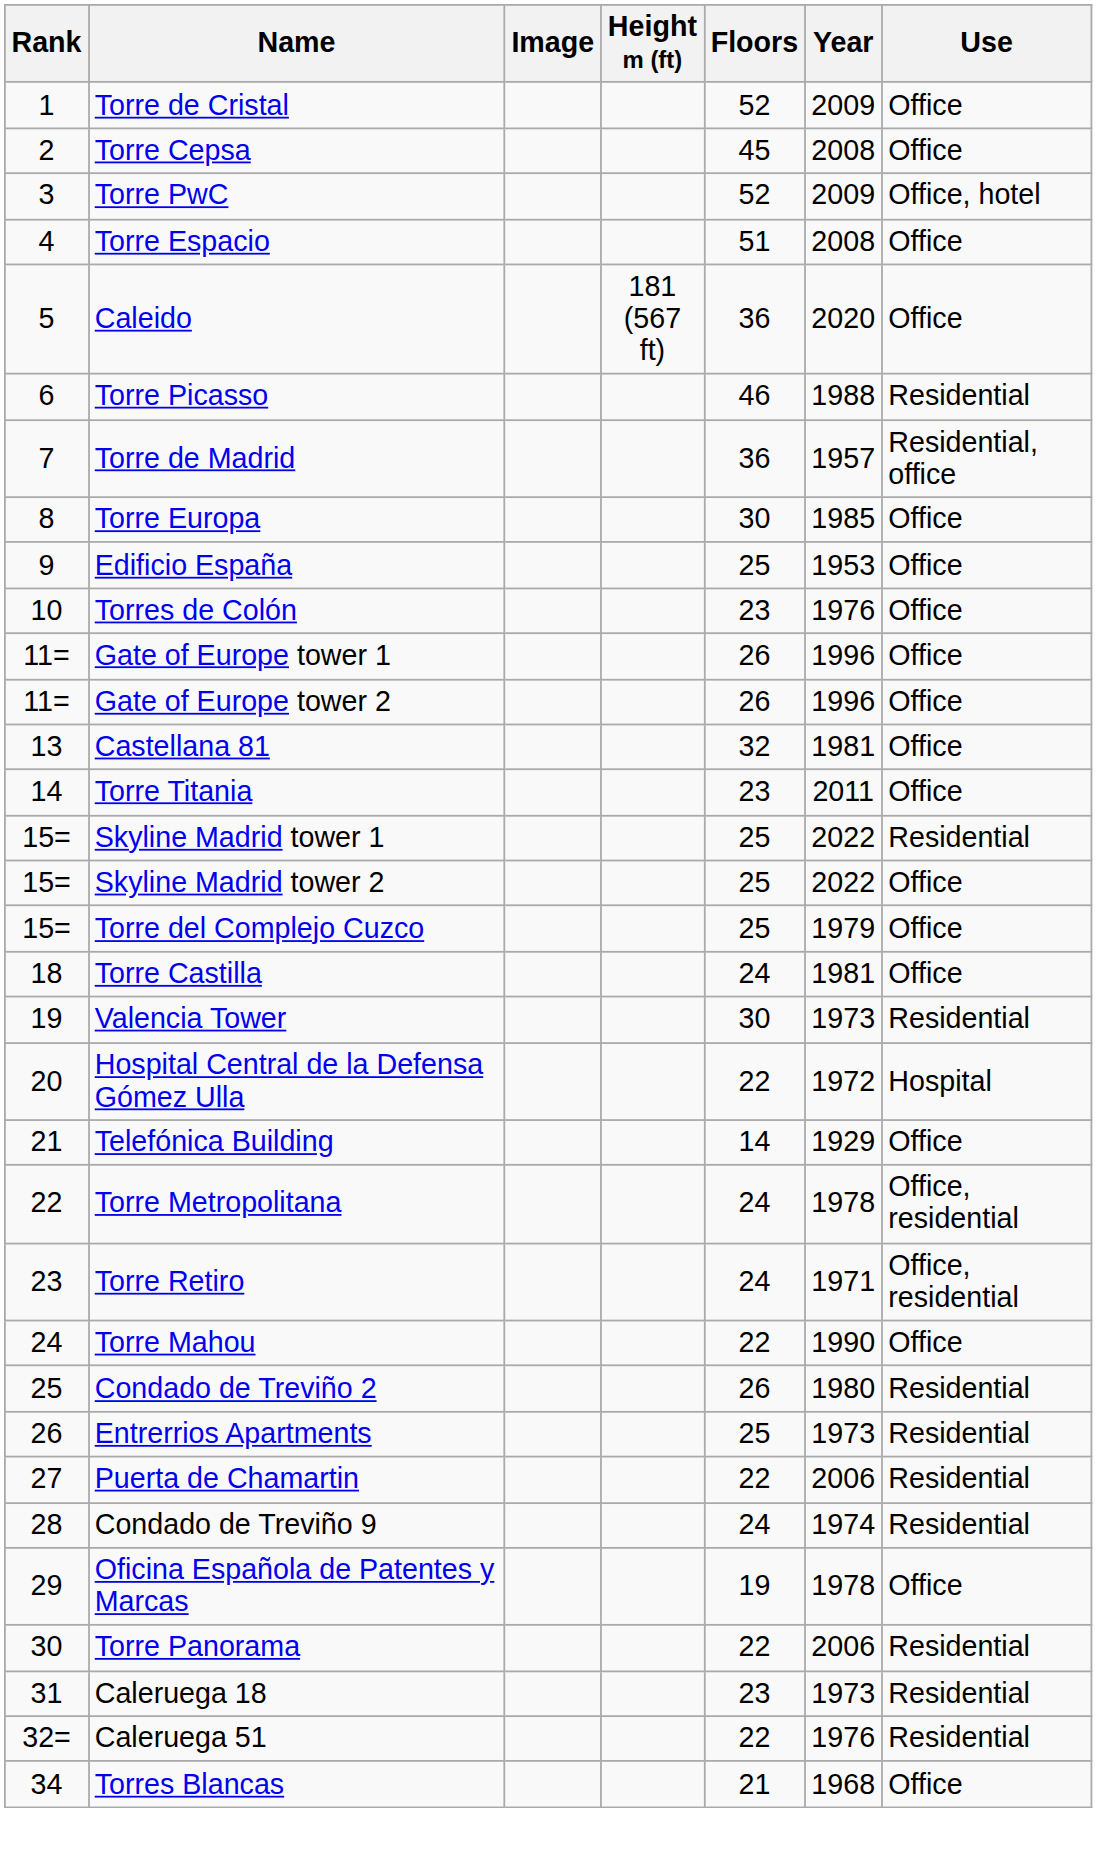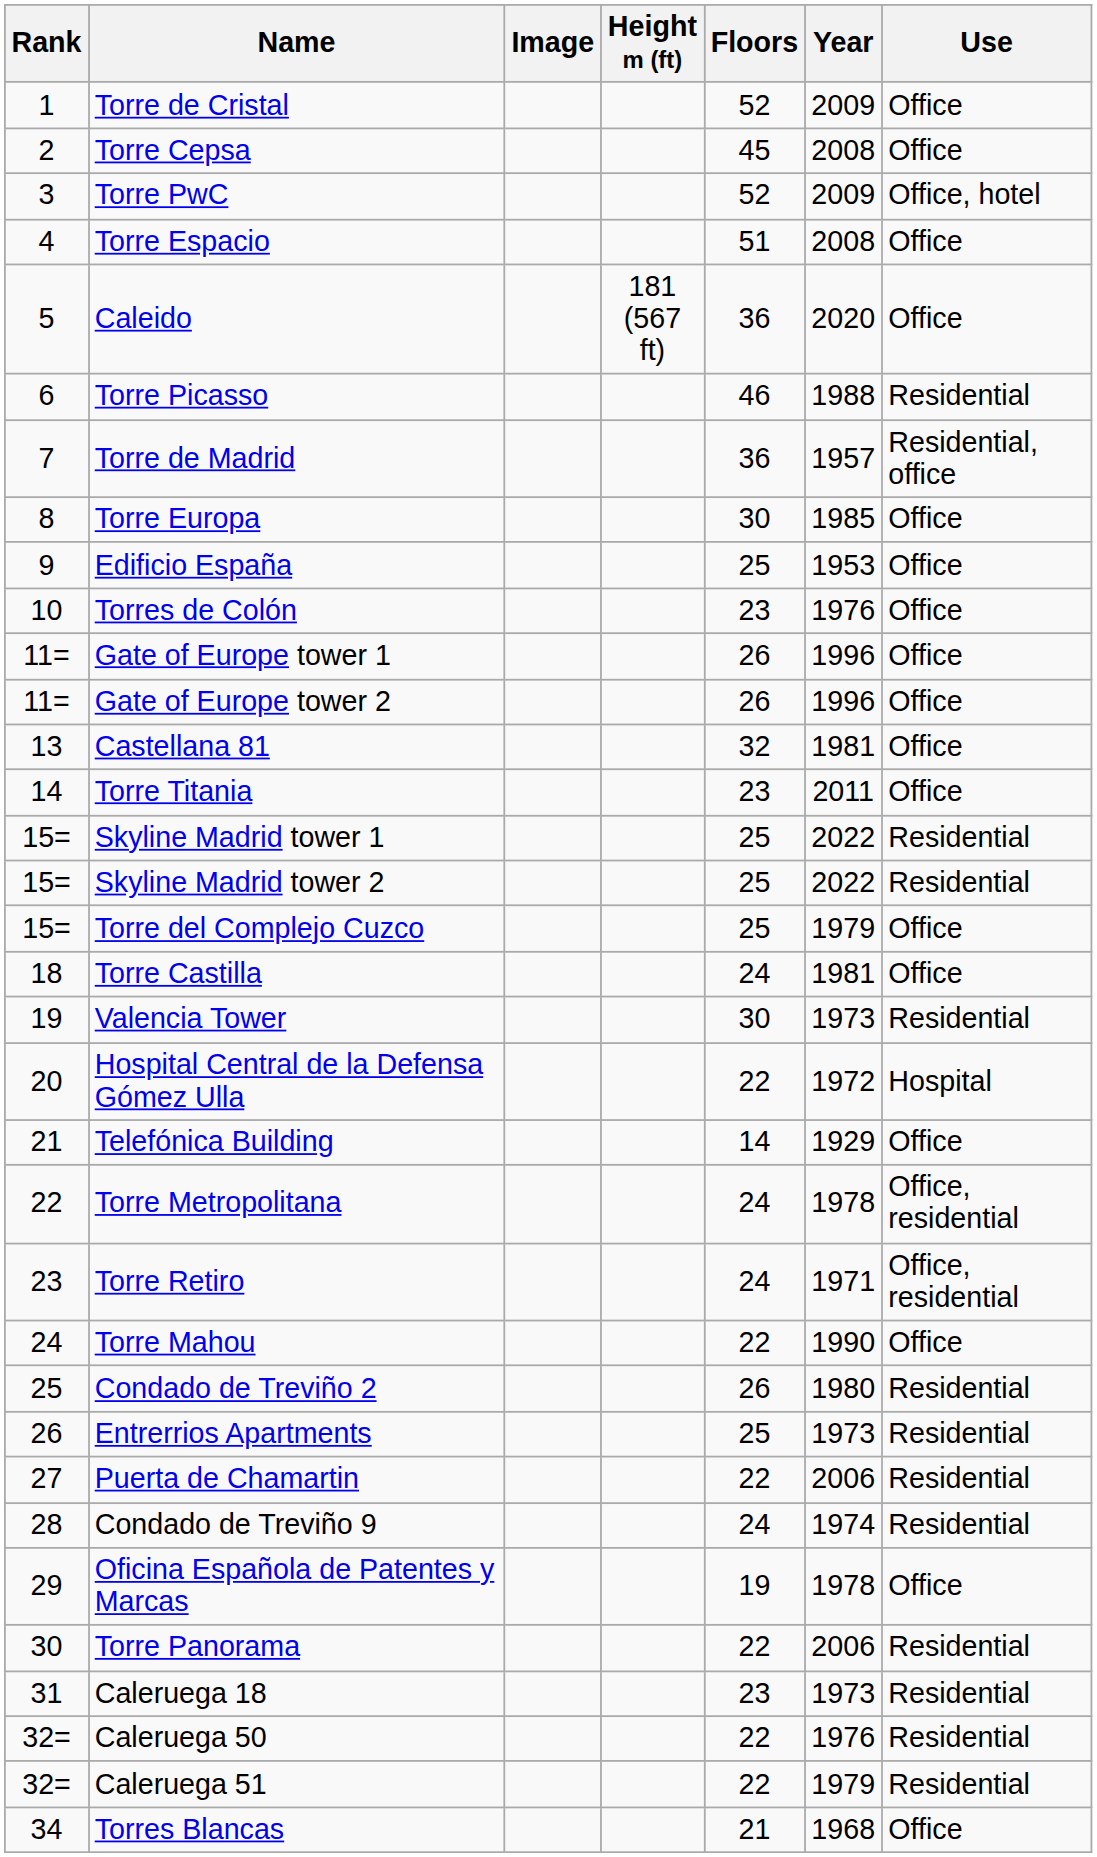(925, 882) Office -> (959, 882) Residential
+ row: (181, 1738)
(843, 1738) 1976 -> (843, 1783) 1979
